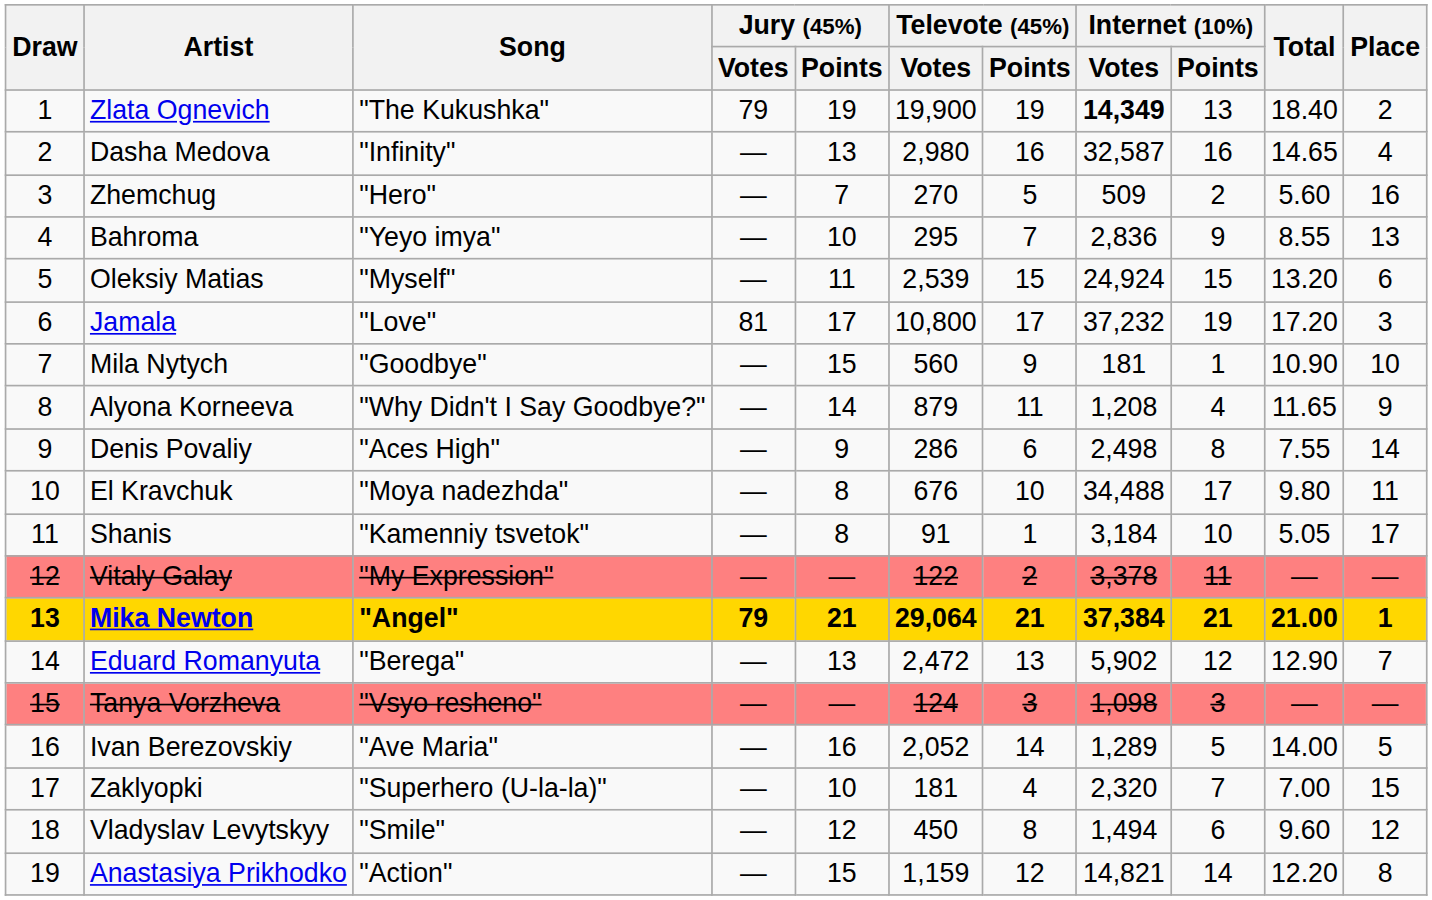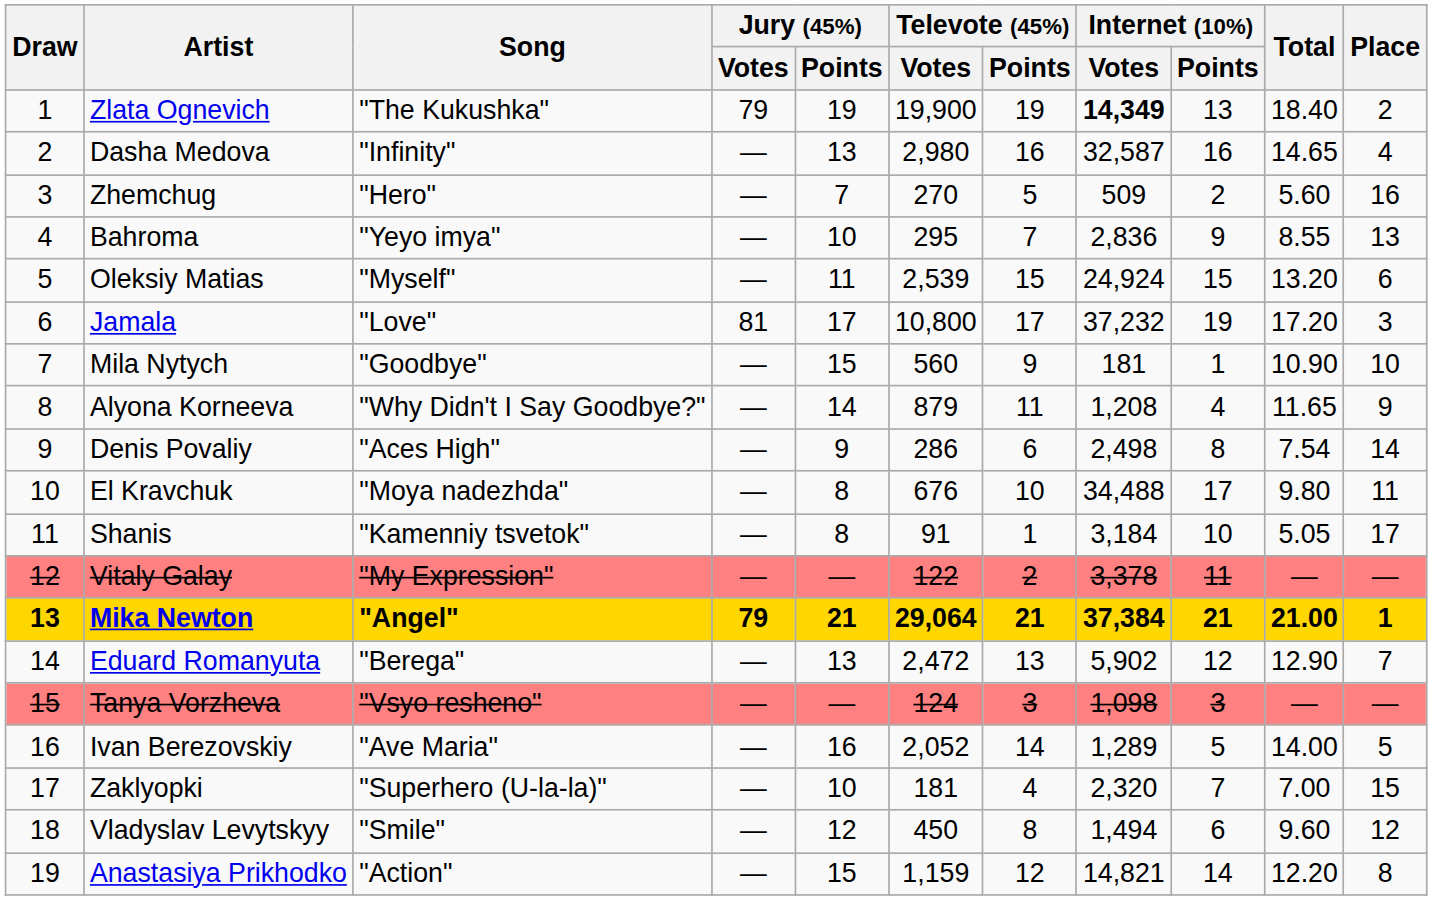(1304, 449) 7.55 -> (1304, 449) 7.54
